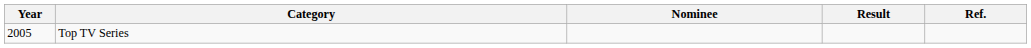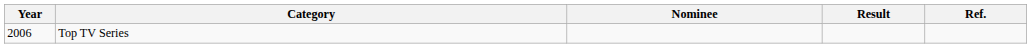(19, 33) 2005 -> (19, 33) 2006
